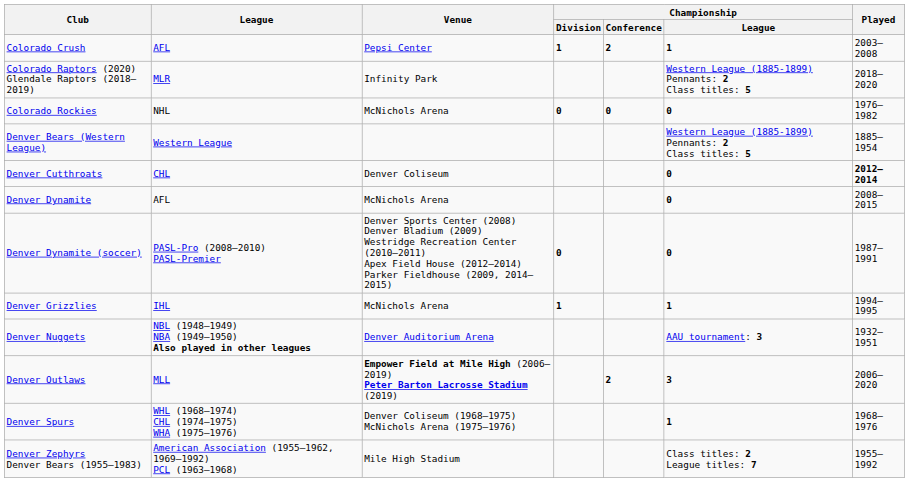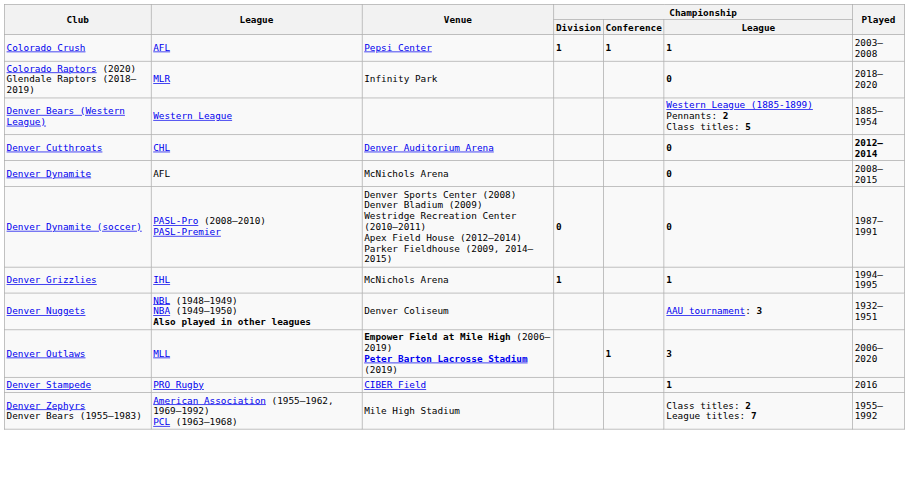(608, 48) 2 -> (608, 48) 1
(740, 79) Western League (1885-1899) Pennants: 2 Class titles: 5 -> (669, 79) 0
- row: (52, 111)
(406, 174) Denver Coliseum -> (429, 148) Denver Auditorium Arena
(429, 337) Denver Auditorium Arena -> (406, 311) Denver Coliseum
(608, 380) 2 -> (608, 354) 1
- row: (40, 422)
+ row: (49, 385)
